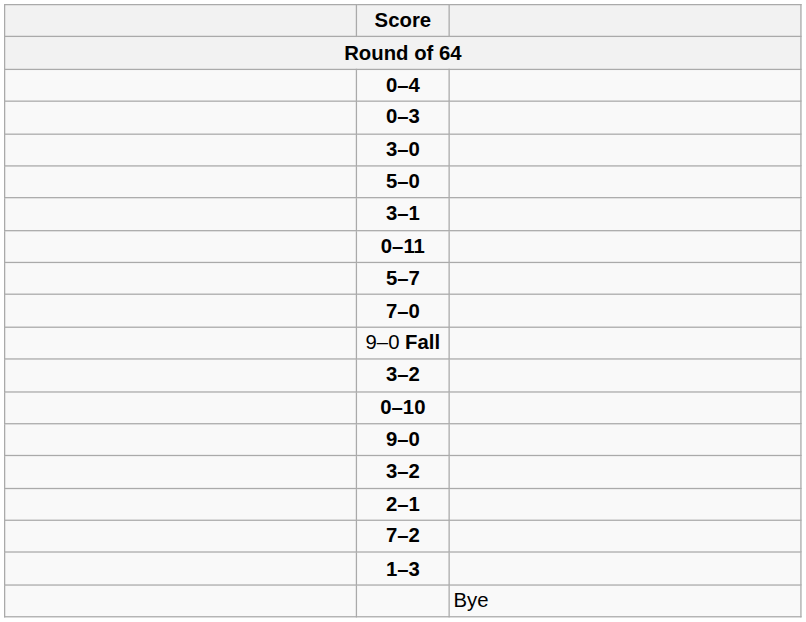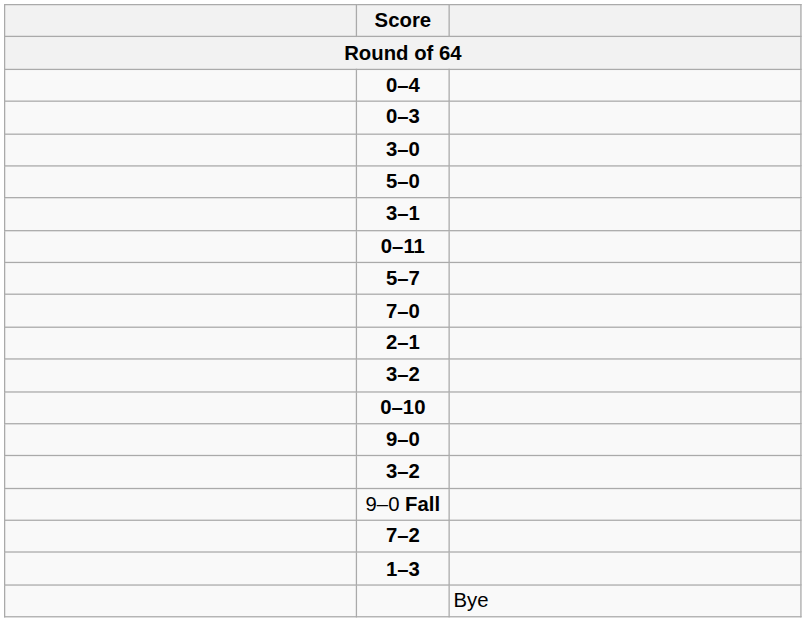rows swapped: (403, 504) <-> (403, 342)
